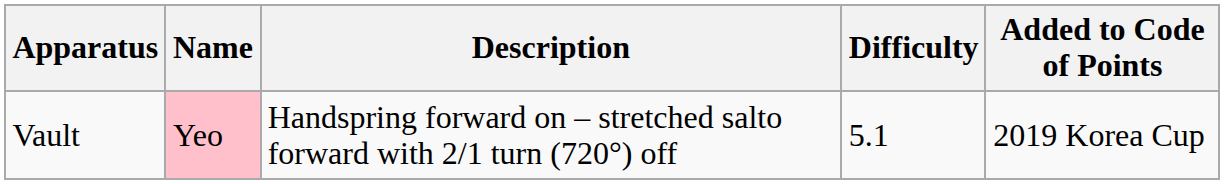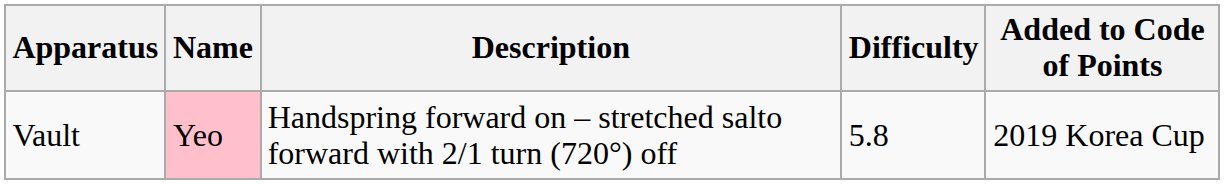(869, 134) 5.1 -> (869, 134) 5.8
